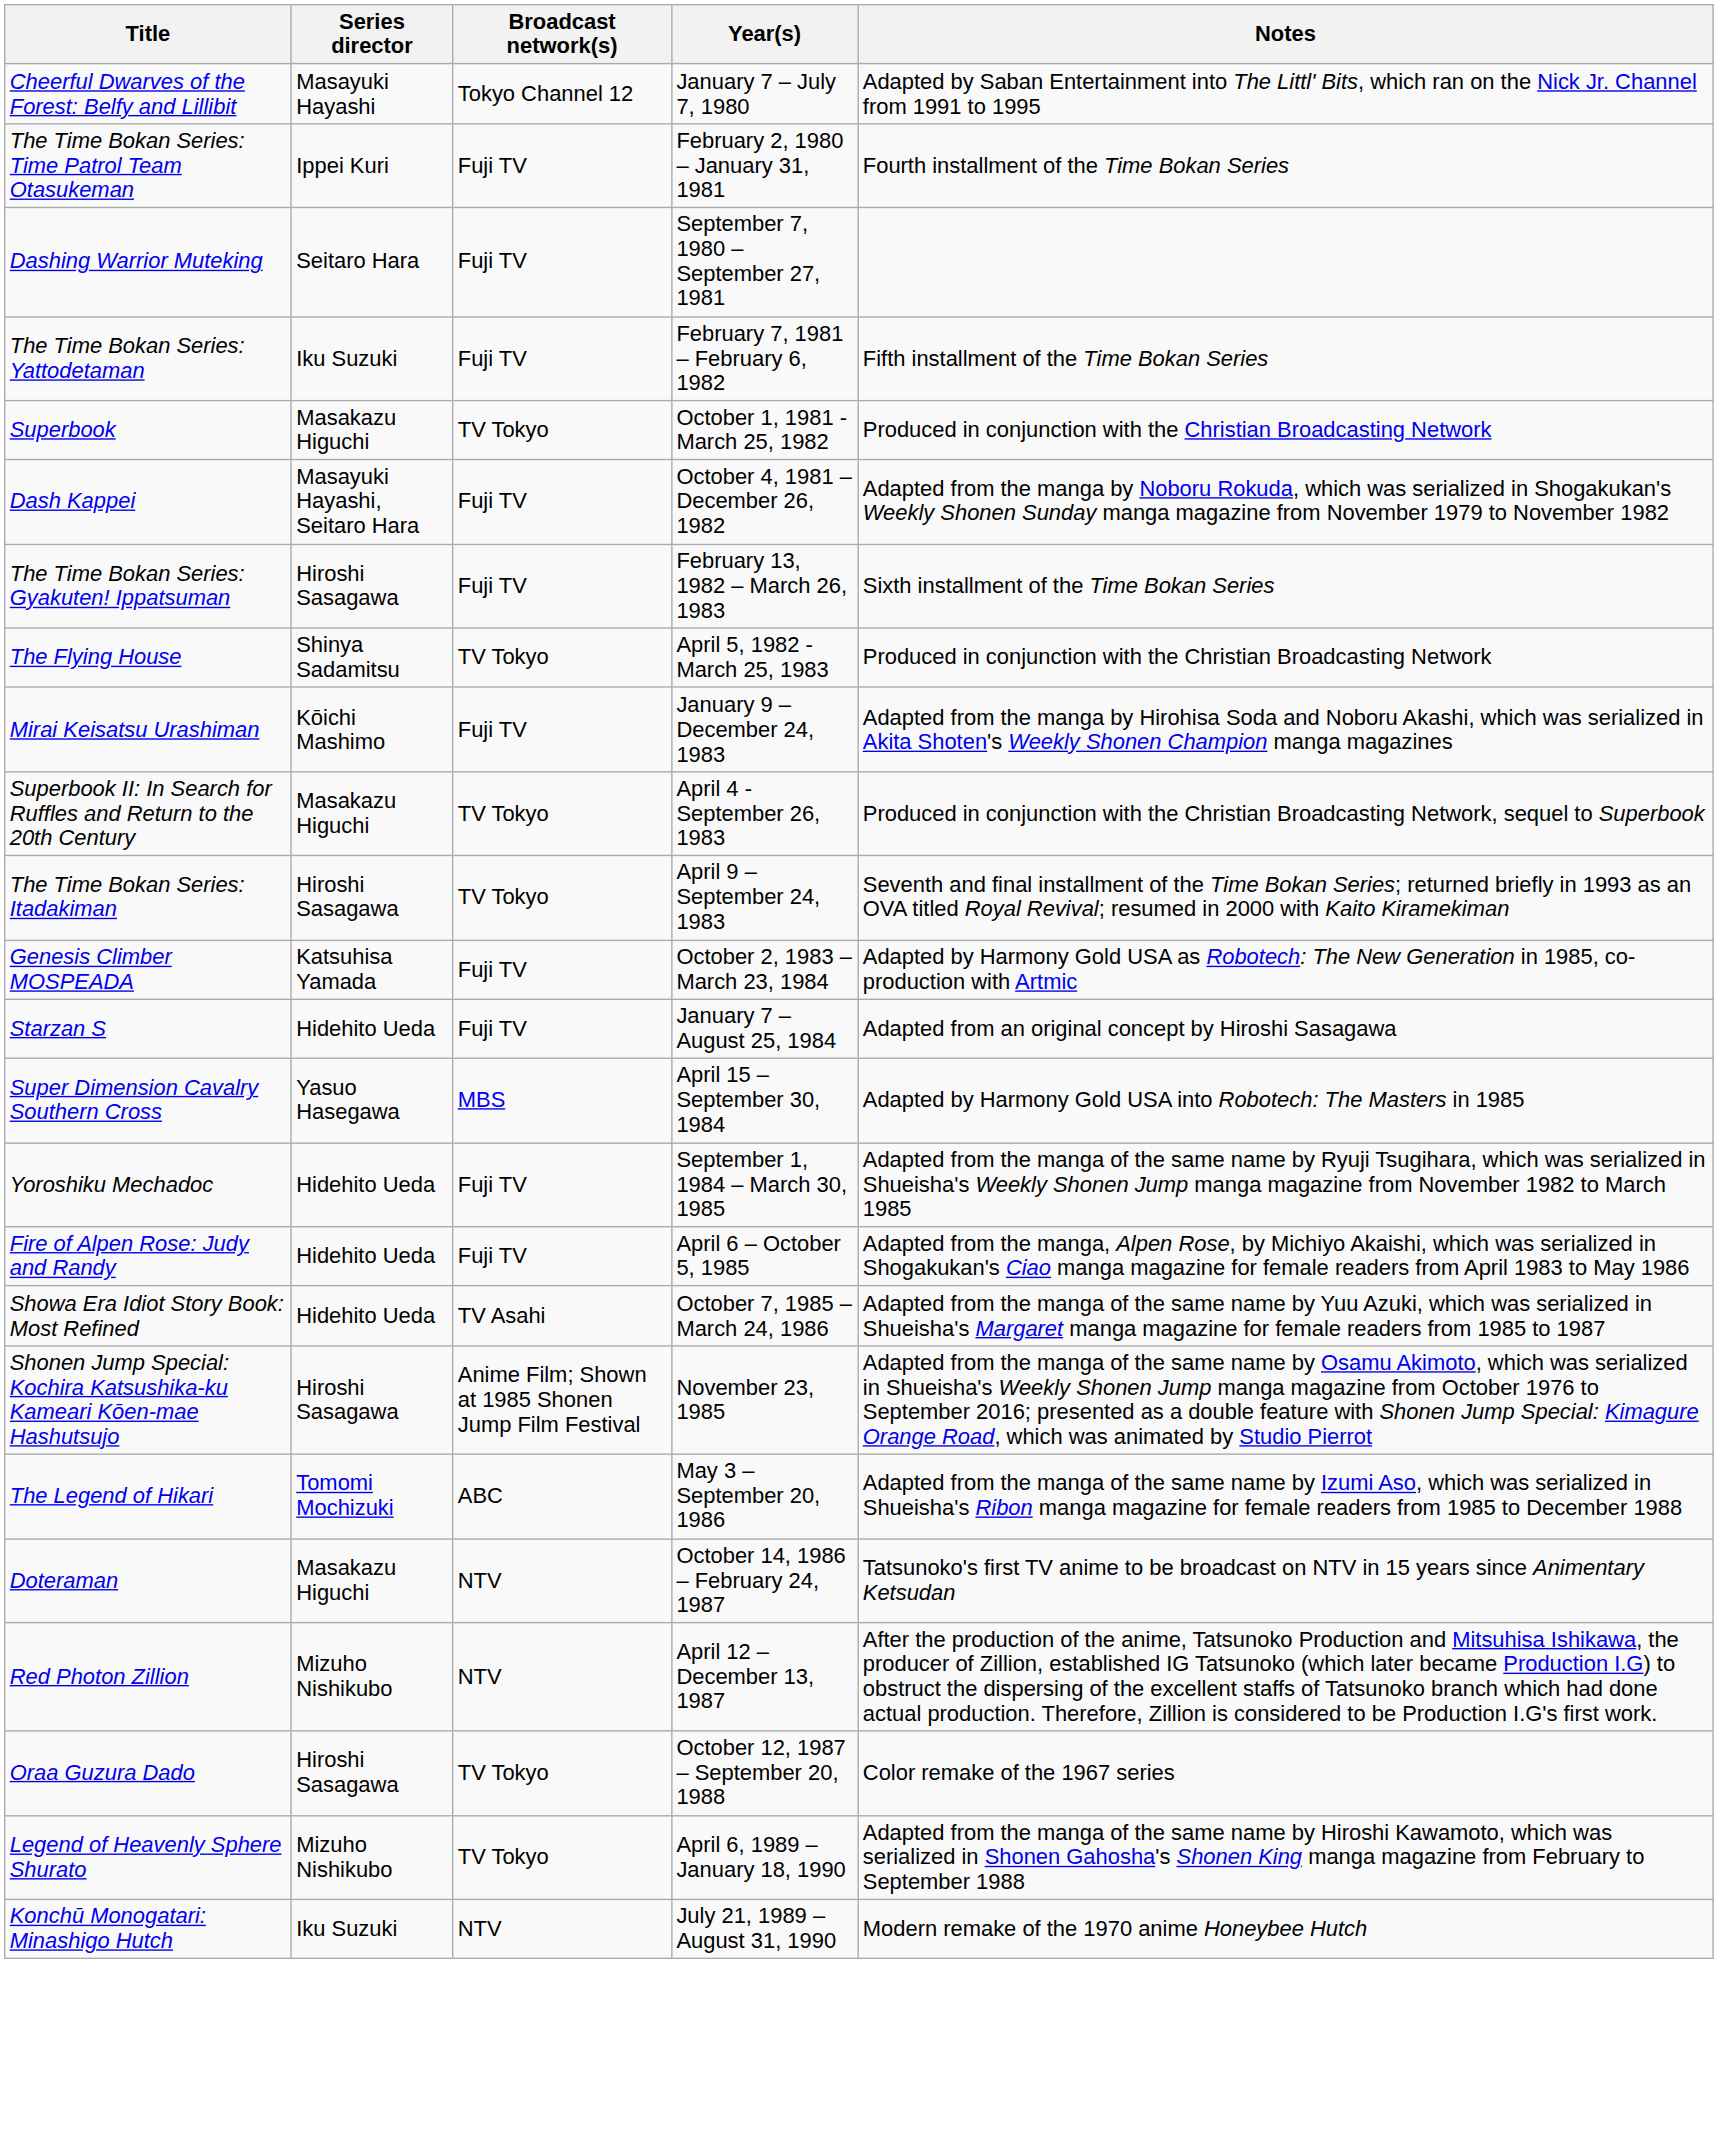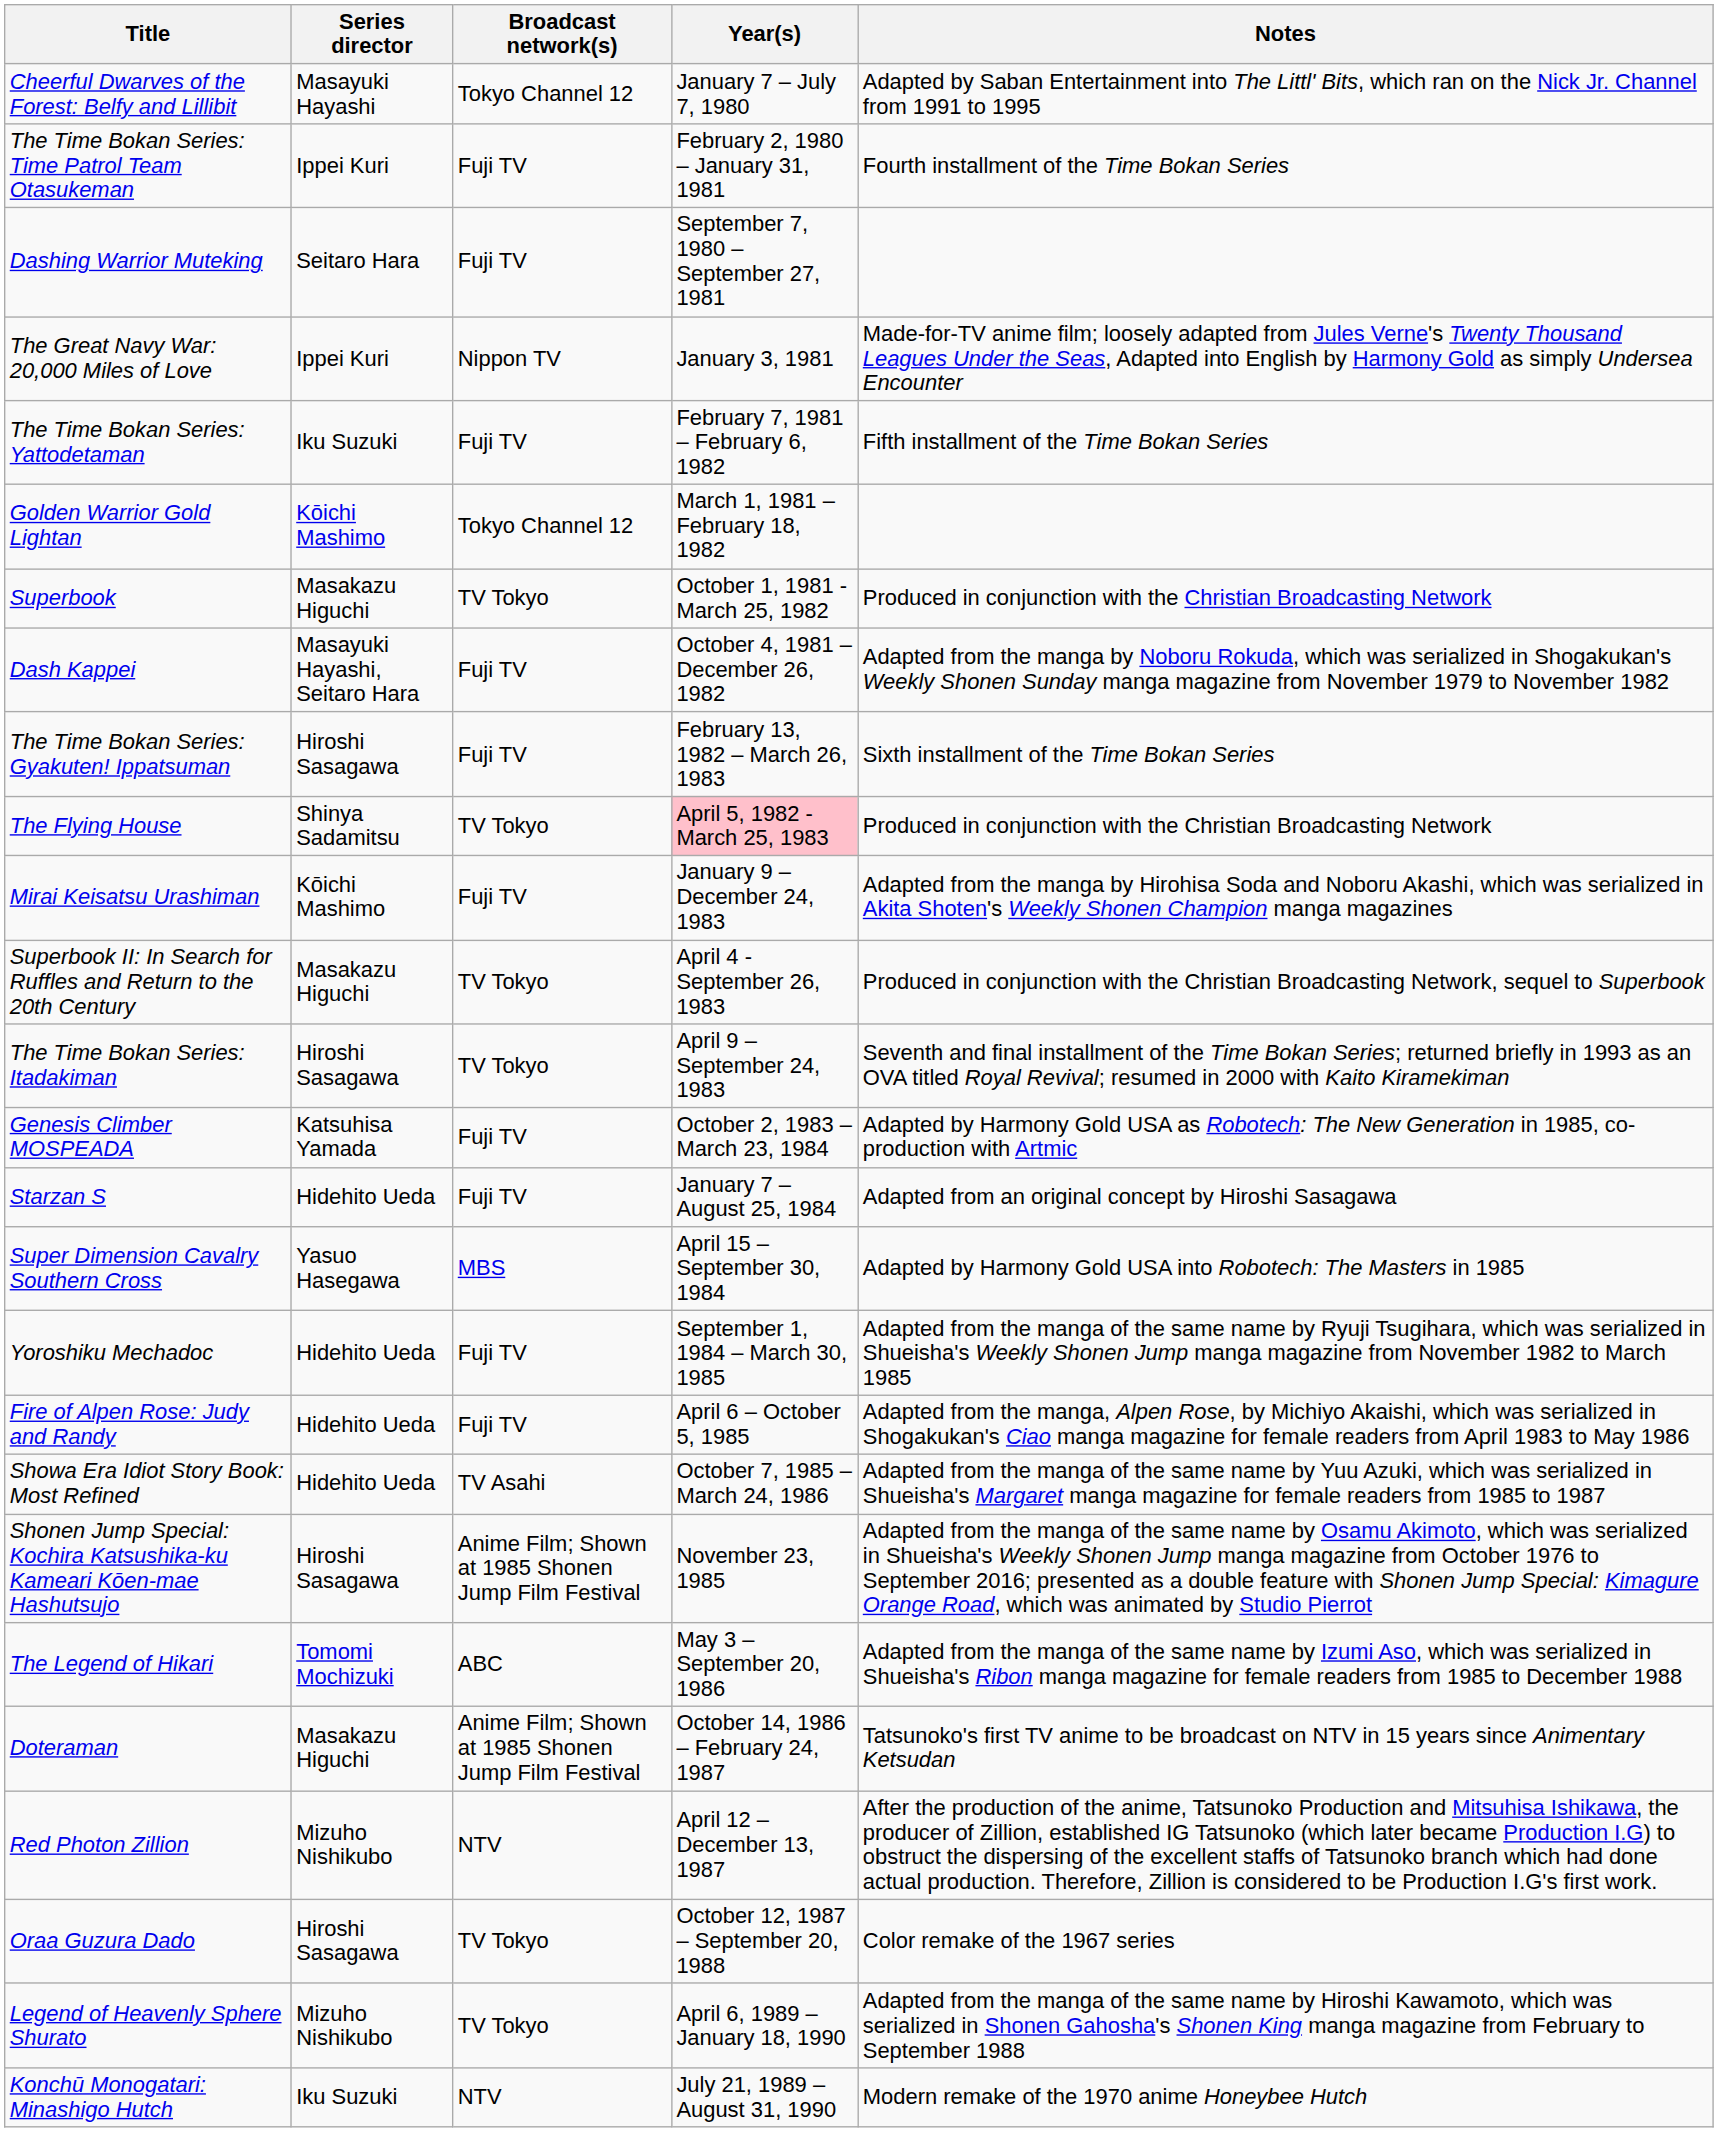+ row: (113, 358)
+ row: (110, 526)
(753, 657) no background -> (753, 825) pink background
(480, 1580) NTV -> (552, 1748) Anime Film; Shown at 1985 Shonen Jump Film Festival
